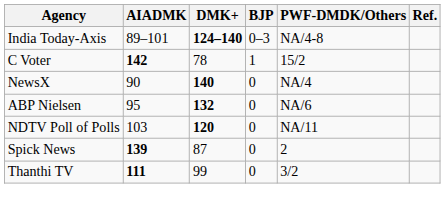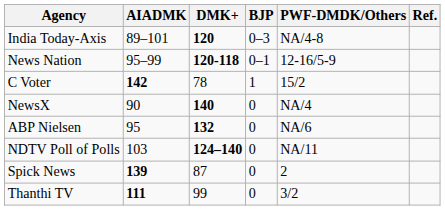(218, 37) 124–140 -> (203, 37) 120
+ row: (45, 60)
(203, 127) 120 -> (218, 149) 124–140
